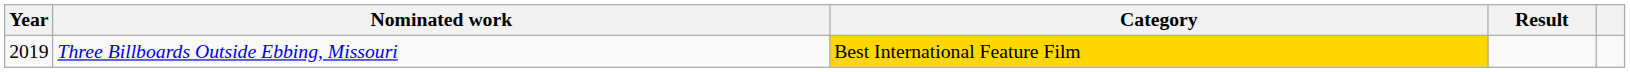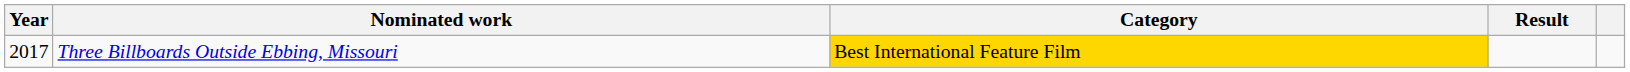(29, 51) 2019 -> (29, 51) 2017
